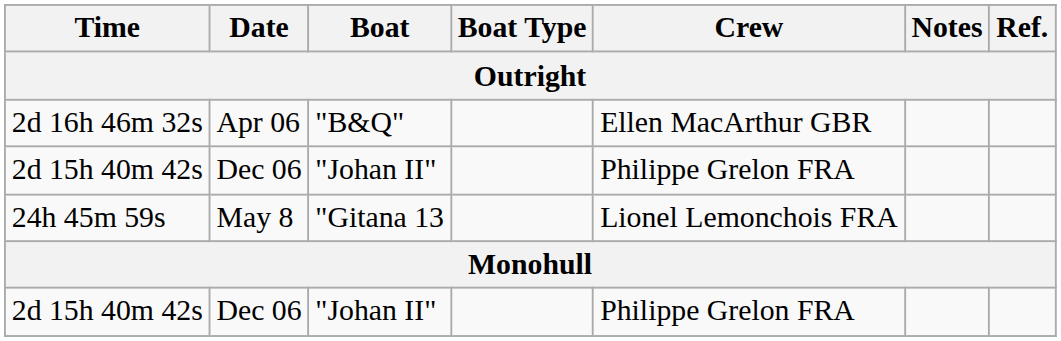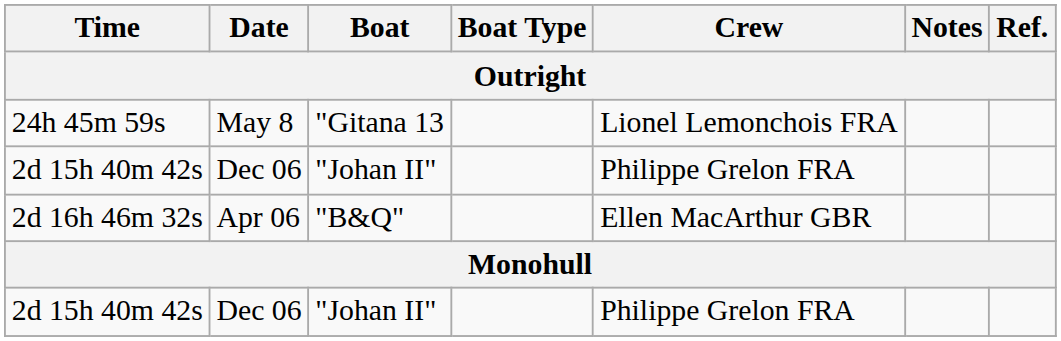rows swapped: (107, 122) <-> (89, 216)
